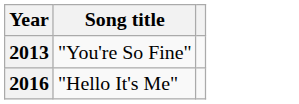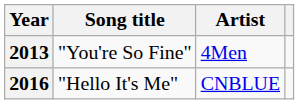+ column: (240, 20)
